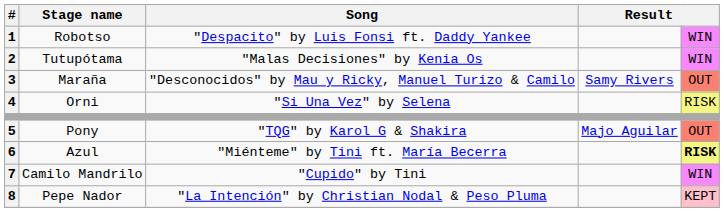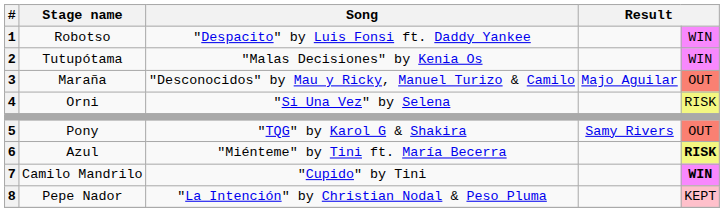(630, 81) Samy Rivers -> (630, 81) Majo Aguilar
(630, 131) Majo Aguilar -> (630, 131) Samy Rivers
(700, 175) normal -> (700, 175) bold
